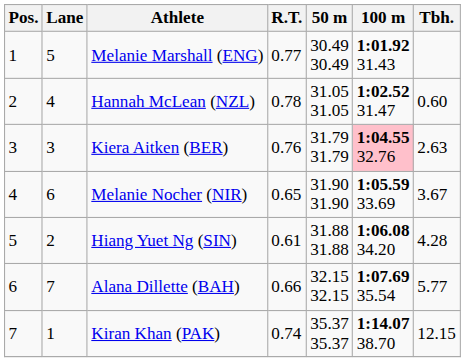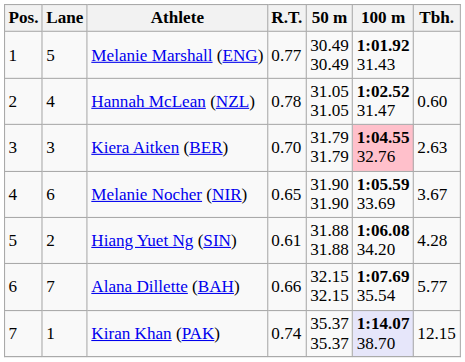(286, 147) 0.76 -> (286, 147) 0.70
(383, 333) no background -> (383, 333) lavender background
